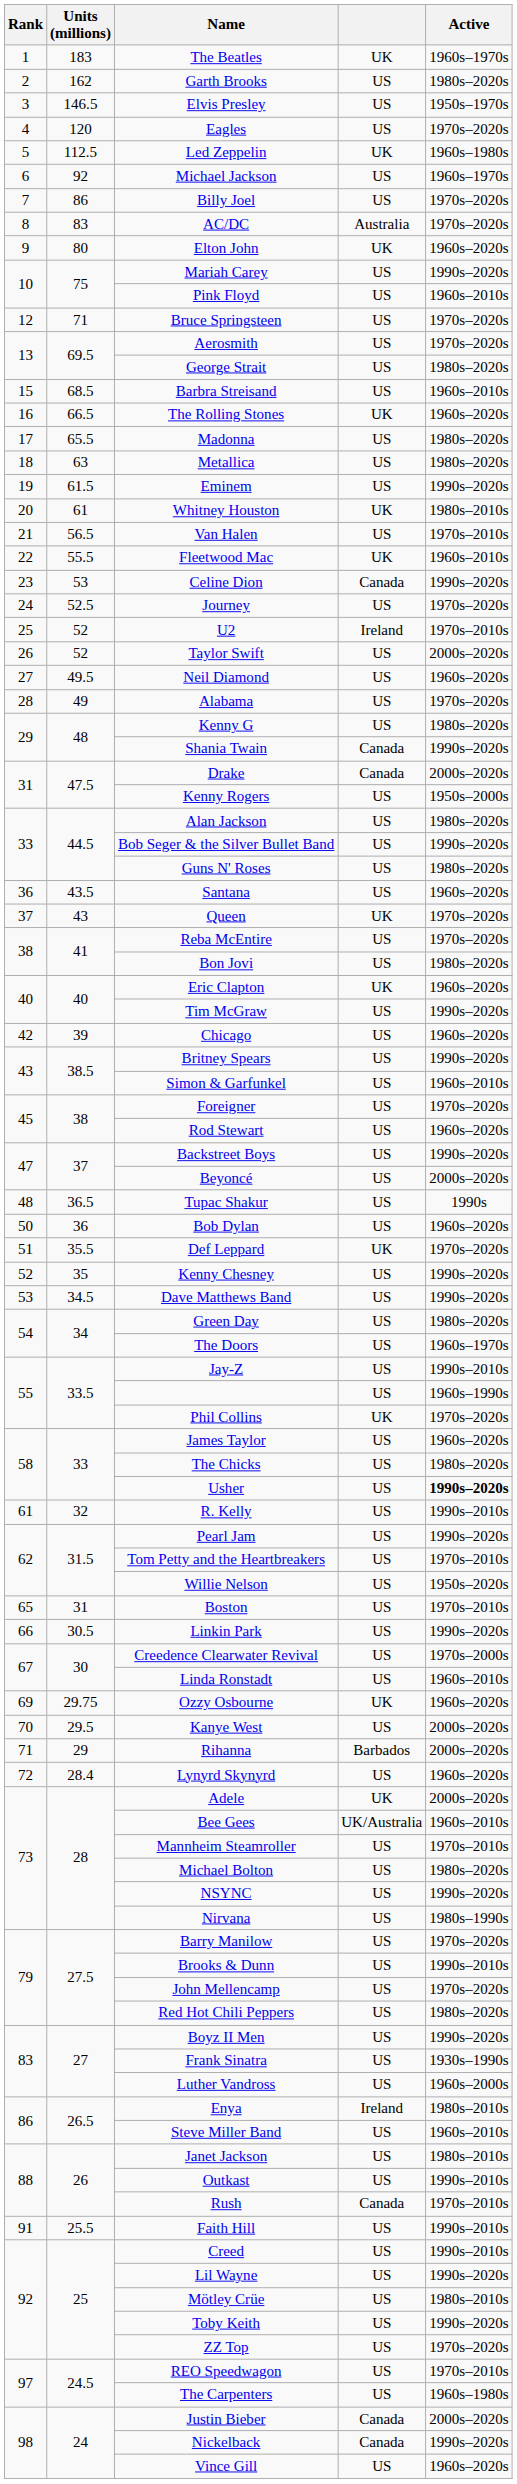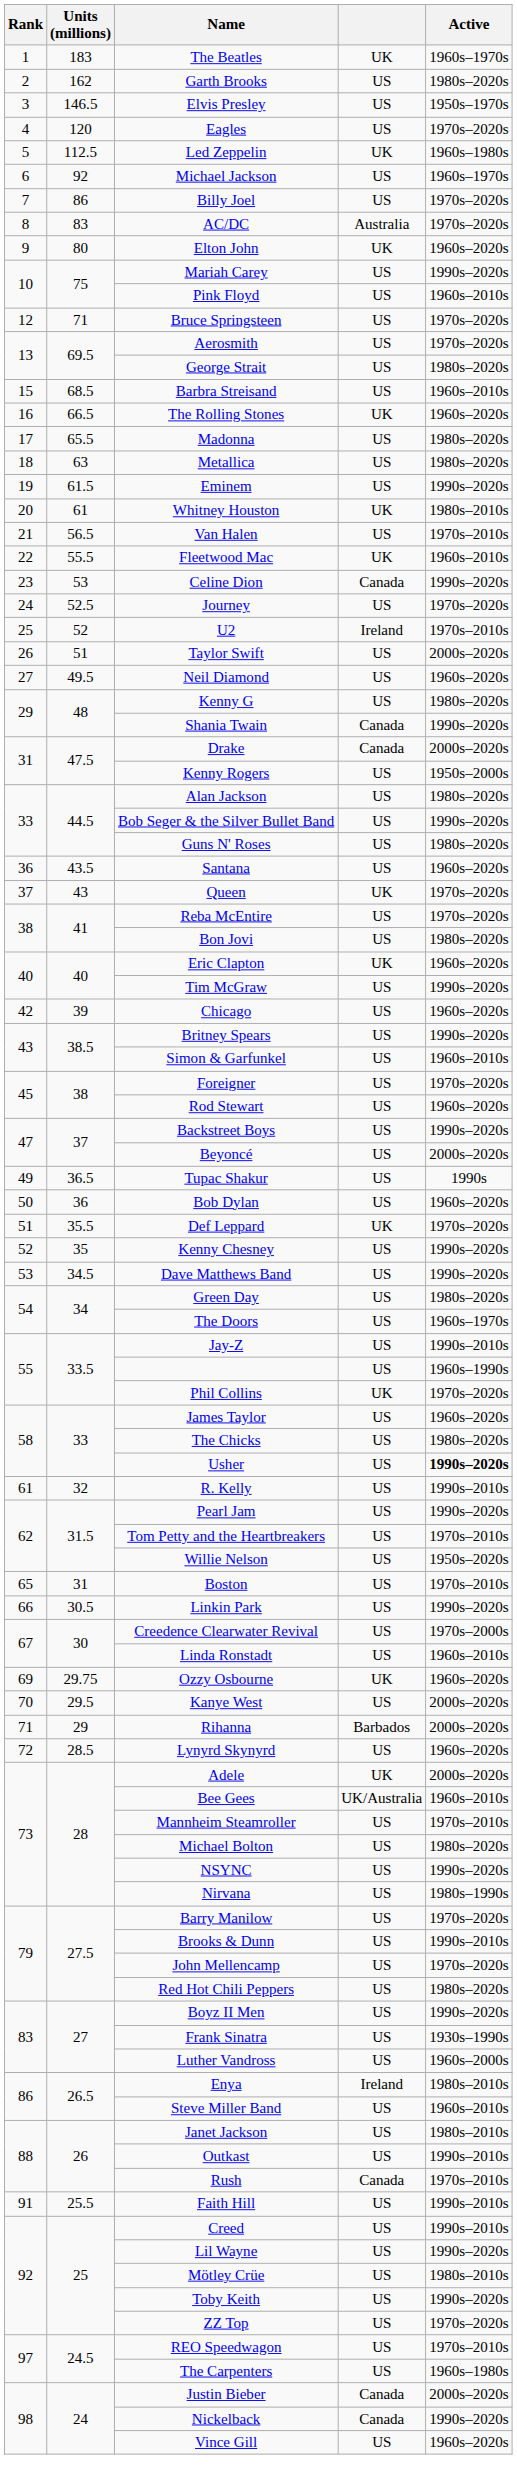(80, 653) 52 -> (80, 653) 51
- row: (226, 701)
(25, 1202) 48 -> (25, 1178) 49
(80, 1774) 28.4 -> (80, 1750) 28.5
